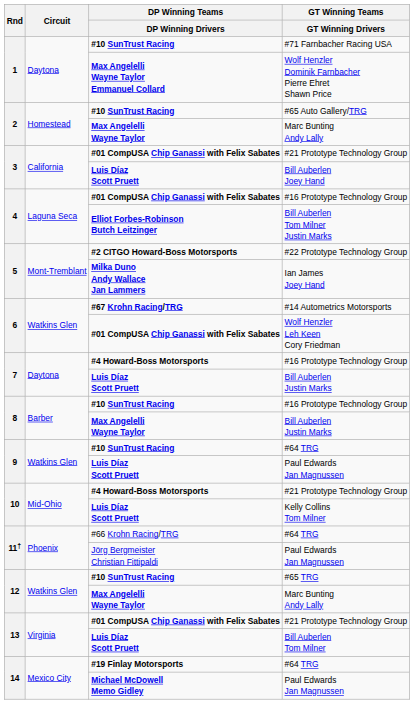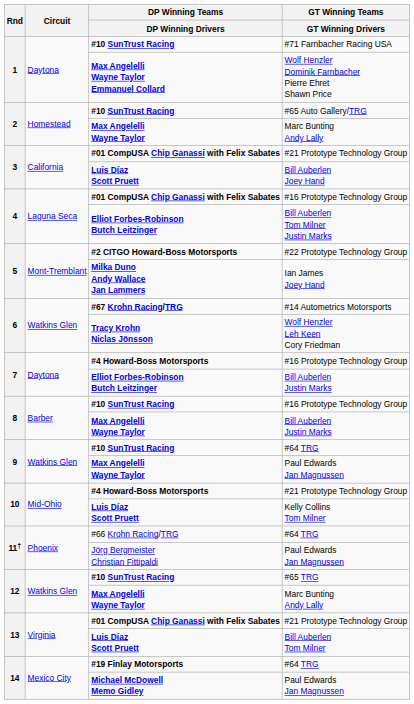(186, 334) #01 CompUSA Chip Ganassi with Felix Sabates -> (122, 333) Tracy Krohn Niclas Jönsson
(115, 382) Luis Díaz Scott Pruett -> (137, 382) Elliot Forbes-Robinson Butch Leitzinger
(115, 469) Luis Díaz Scott Pruett -> (118, 469) Max Angelelli Wayne Taylor
